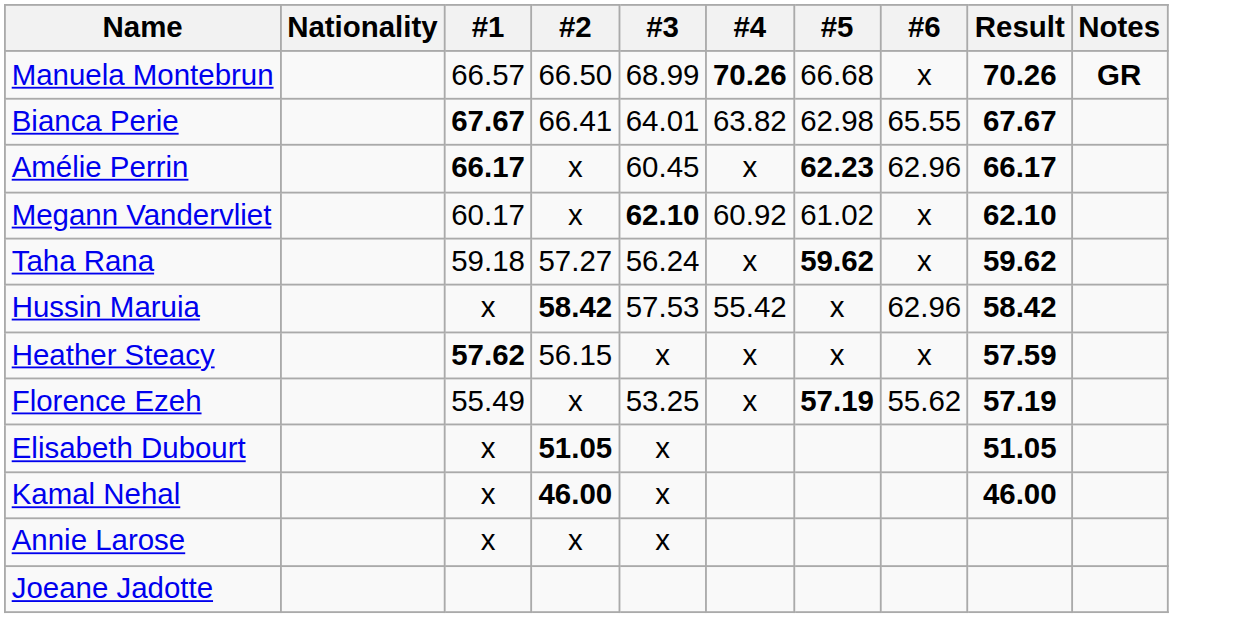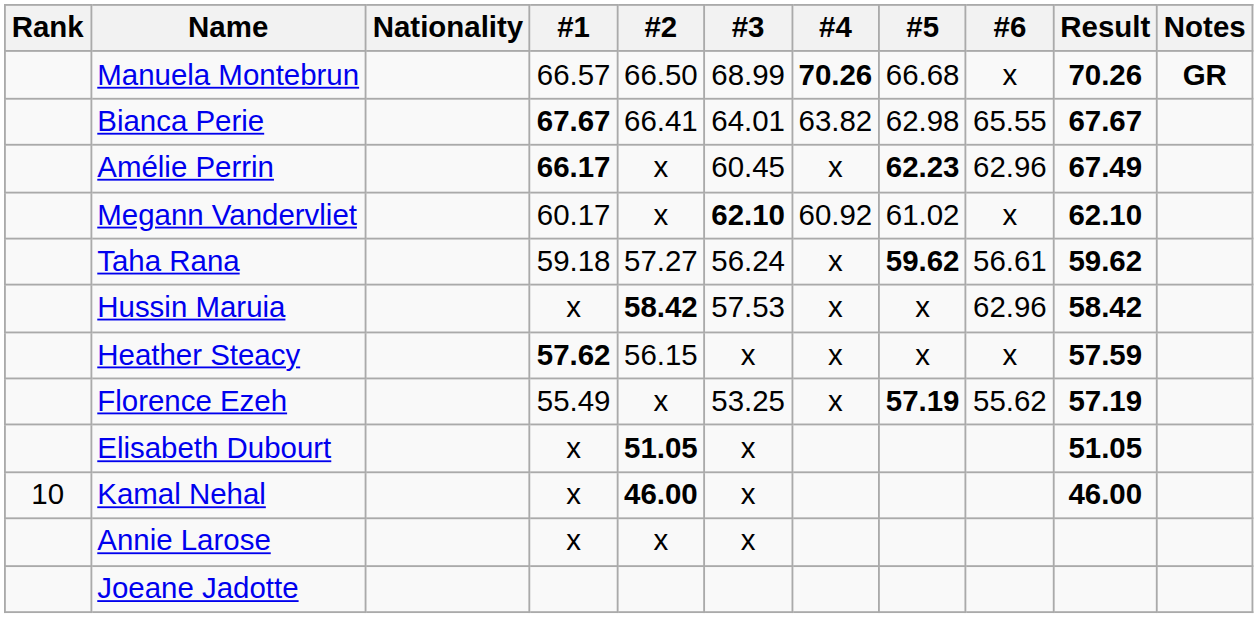+ column: (48, 27)
(1020, 167) 66.17 -> (1105, 167) 67.49
(924, 261) x -> (1010, 261) 56.61
(750, 307) 55.42 -> (835, 307) x
